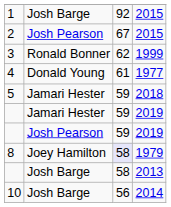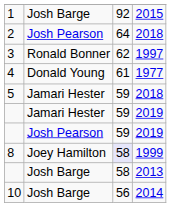(123, 34) 67 -> (123, 34) 64
(149, 34) 2015 -> (149, 34) 2018
(149, 53) 1999 -> (149, 53) 1997
(149, 152) 1979 -> (149, 152) 1999
